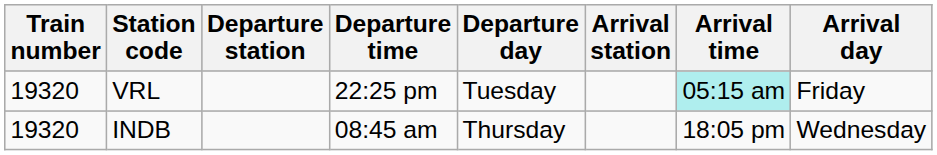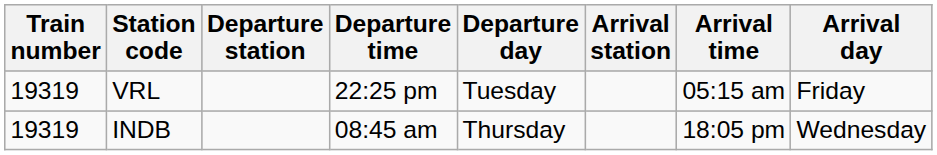(45, 90) 19320 -> (45, 90) 19319
(734, 90) paleturquoise background -> (734, 90) no background
(45, 129) 19320 -> (45, 129) 19319
